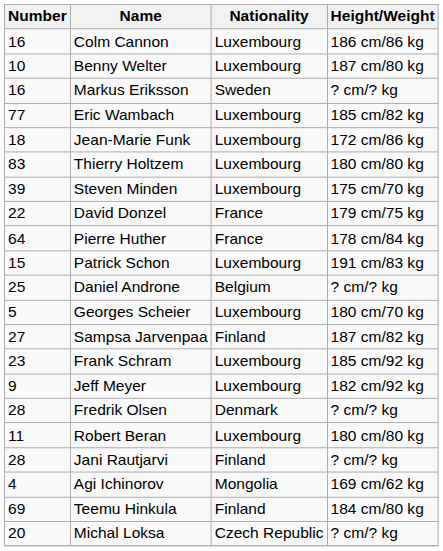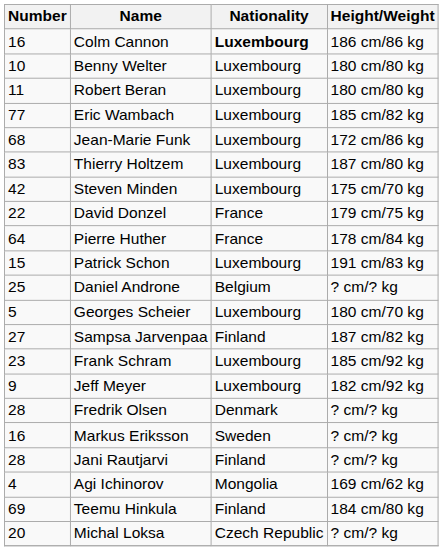(258, 41) normal -> (262, 41) bold
(377, 66) 187 cm/80 kg -> (377, 66) 180 cm/80 kg
rows swapped: (120, 435) <-> (131, 90)
(17, 139) 18 -> (17, 139) 68
(377, 164) 180 cm/80 kg -> (377, 164) 187 cm/80 kg
(17, 189) 39 -> (17, 189) 42
